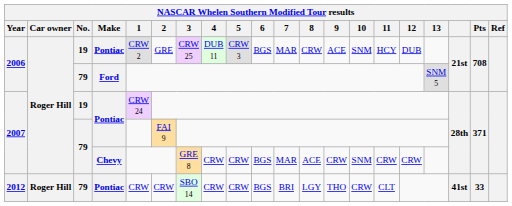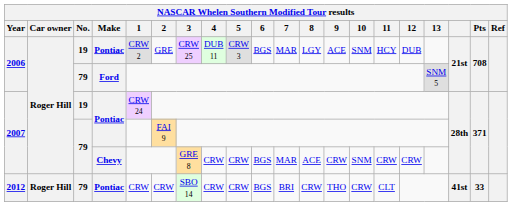(312, 50) CRW -> (312, 50) LGY
(312, 188) LGY -> (312, 188) CRW
